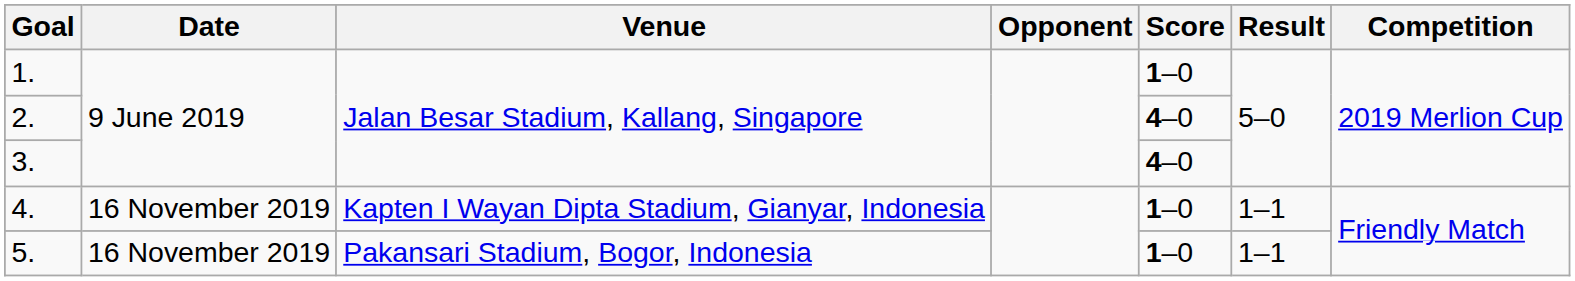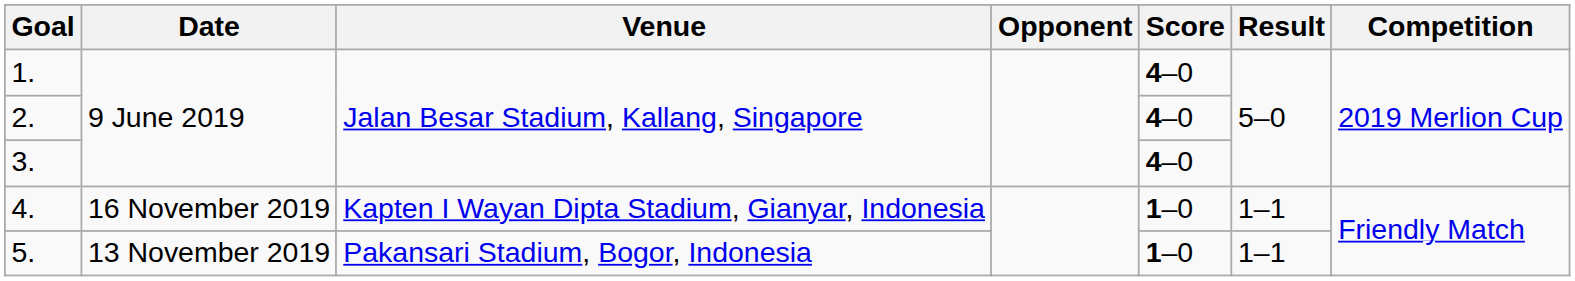(1169, 72) 1–0 -> (1169, 72) 4–0
(209, 252) 16 November 2019 -> (209, 252) 13 November 2019
